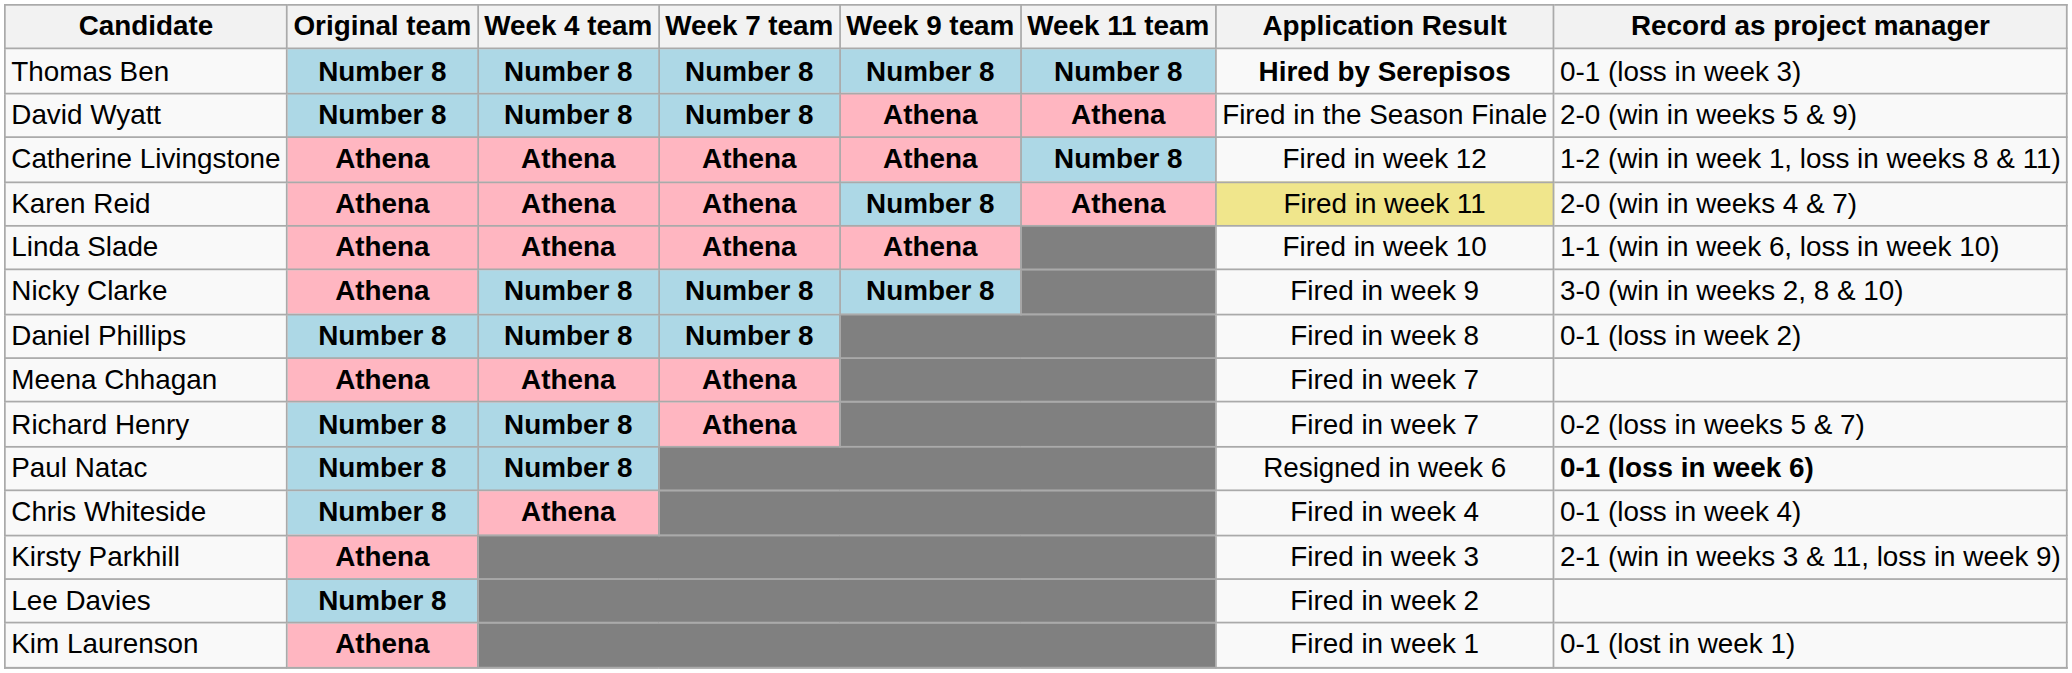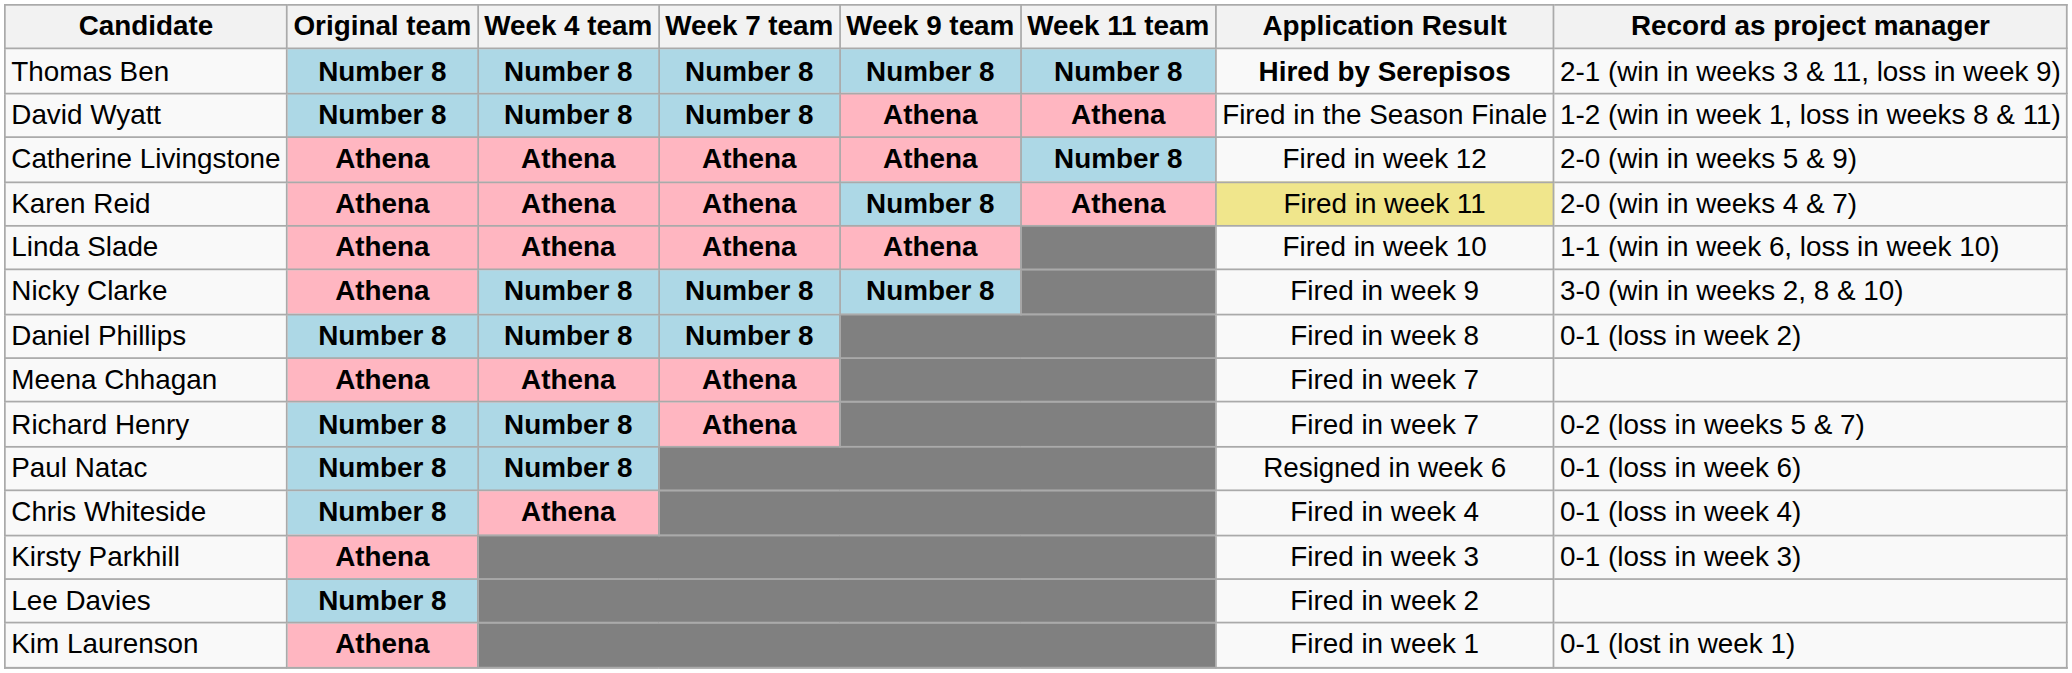(1681, 70) 0-1 (loss in week 3) -> (1810, 70) 2-1 (win in weeks 3 & 11, loss in week 9)
(1709, 114) 2-0 (win in weeks 5 & 9) -> (1810, 114) 1-2 (win in week 1, loss in weeks 8 & 11)
(1810, 159) 1-2 (win in week 1, loss in weeks 8 & 11) -> (1709, 159) 2-0 (win in weeks 5 & 9)
(1687, 468) bold -> (1681, 468) normal
(1810, 556) 2-1 (win in weeks 3 & 11, loss in week 9) -> (1681, 556) 0-1 (loss in week 3)
